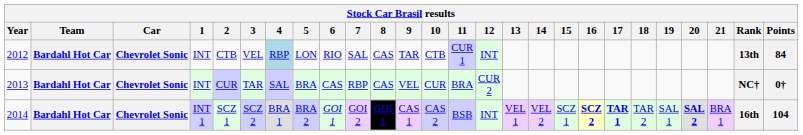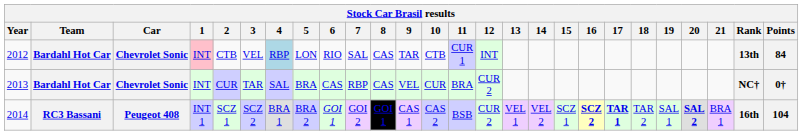(202, 55) no background -> (202, 55) pink background
(72, 115) Bardahl Hot Car -> (72, 115) RC3 Bassani
(152, 115) Chevrolet Sonic -> (152, 115) Peugeot 408
(489, 115) INT -> (489, 115) CUR 2
